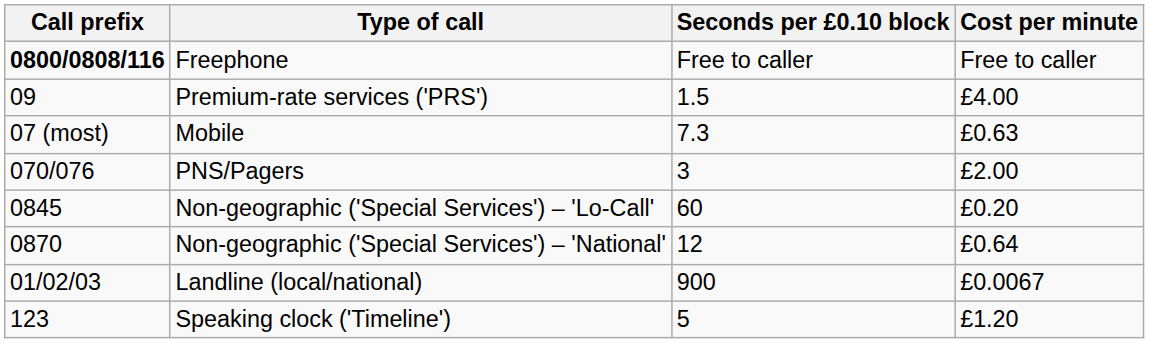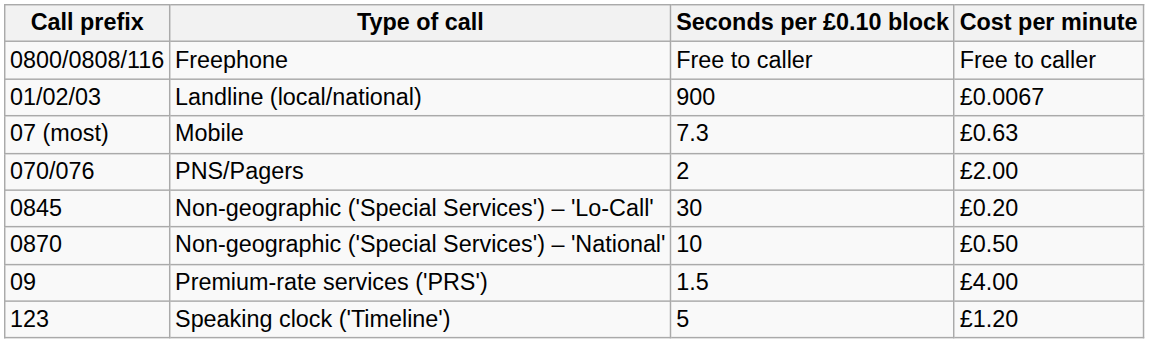(87, 60) bold -> (87, 60) normal
rows swapped: (299, 282) <-> (332, 97)
(683, 171) 3 -> (683, 171) 2
(690, 208) 60 -> (689, 208) 30
(690, 245) 12 -> (689, 245) 10
(989, 245) £0.64 -> (989, 245) £0.50
